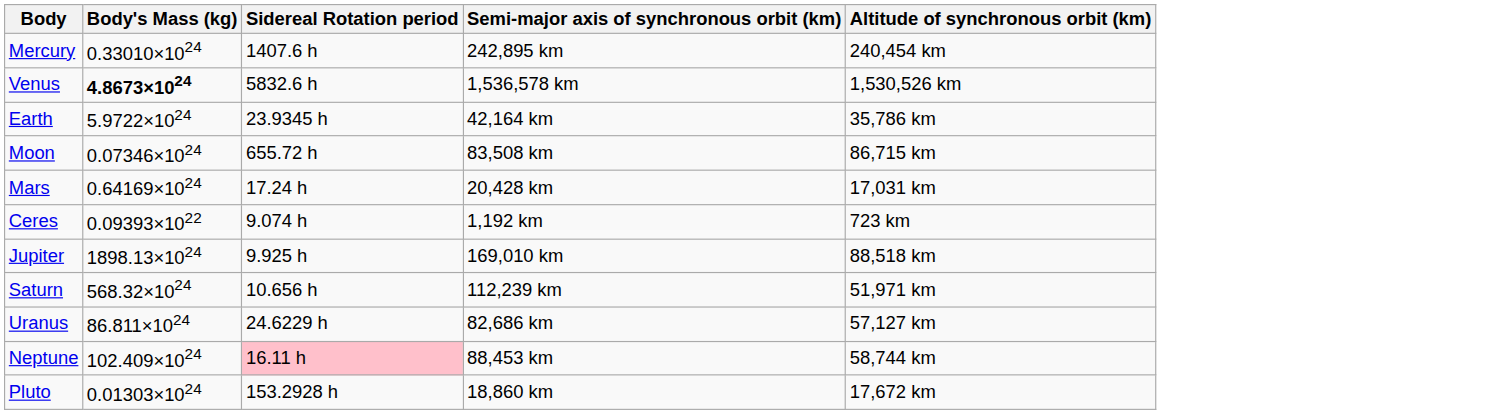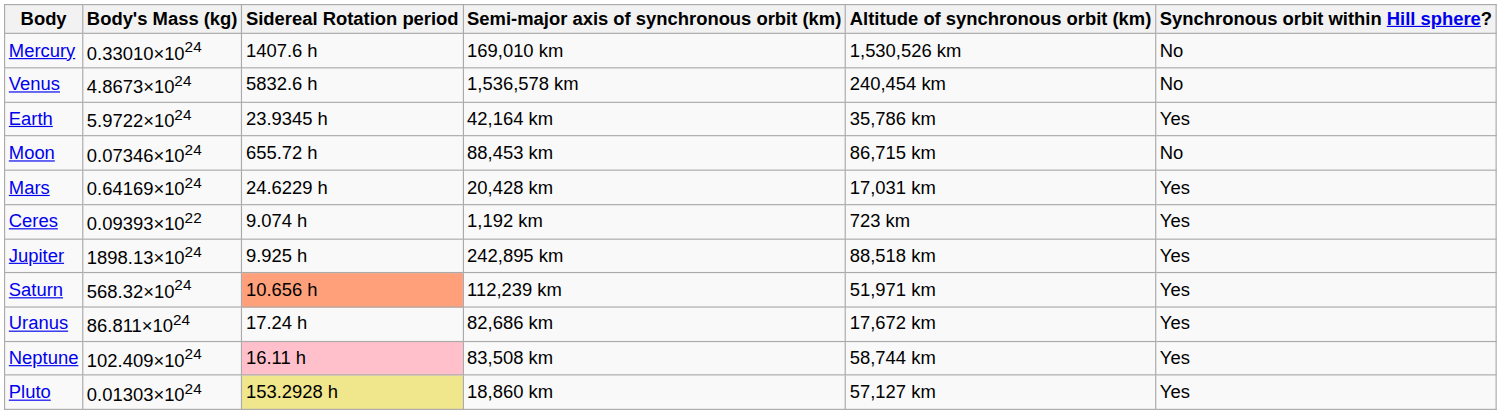+ column: (1326, 19)
(515, 50) 242,895 km -> (515, 50) 169,010 km
(898, 50) 240,454 km -> (906, 50) 1,530,526 km
(139, 84) bold -> (139, 84) normal
(906, 84) 1,530,526 km -> (898, 84) 240,454 km
(510, 153) 83,508 km -> (510, 153) 88,453 km
(277, 187) 17.24 h -> (287, 187) 24.6229 h
(515, 255) 169,010 km -> (515, 255) 242,895 km
(282, 289) no background -> (282, 289) lightsalmon background
(287, 324) 24.6229 h -> (277, 324) 17.24 h
(893, 324) 57,127 km -> (893, 324) 17,672 km
(510, 358) 88,453 km -> (510, 358) 83,508 km
(292, 392) no background -> (292, 392) khaki background
(893, 392) 17,672 km -> (893, 392) 57,127 km
